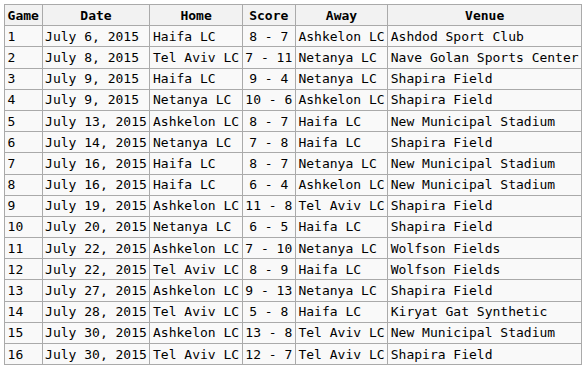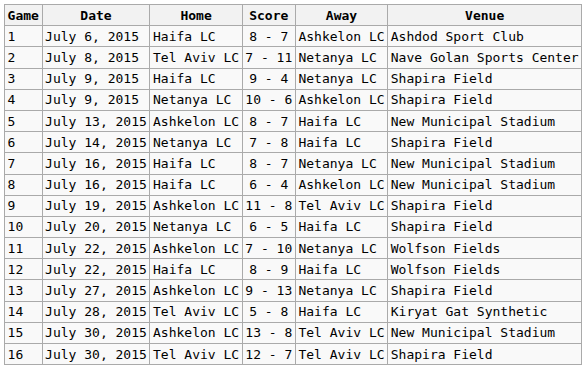(196, 269) Tel Aviv LC -> (184, 269) Haifa LC
